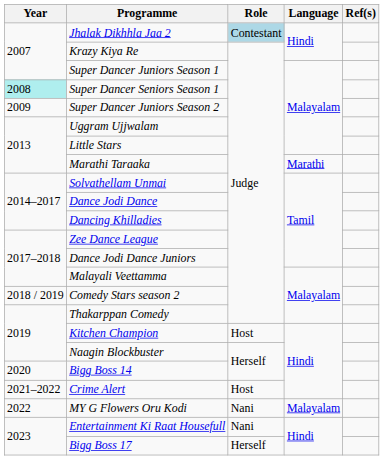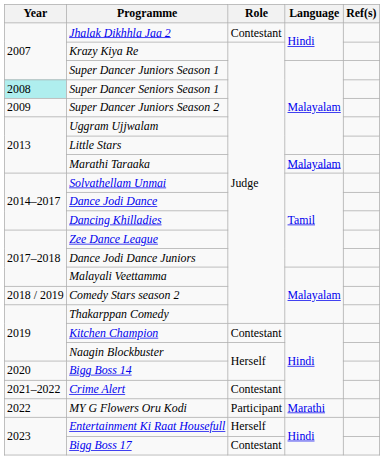(256, 32) lightblue background -> (256, 32) no background
(306, 164) Marathi -> (314, 164) Malayalam
(242, 333) Host -> (256, 333) Contestant
(242, 389) Host -> (256, 389) Contestant
(242, 408) Nani -> (256, 408) Participant
(314, 408) Malayalam -> (306, 408) Marathi
(242, 426) Nani -> (248, 426) Herself
(248, 445) Herself -> (256, 445) Contestant
